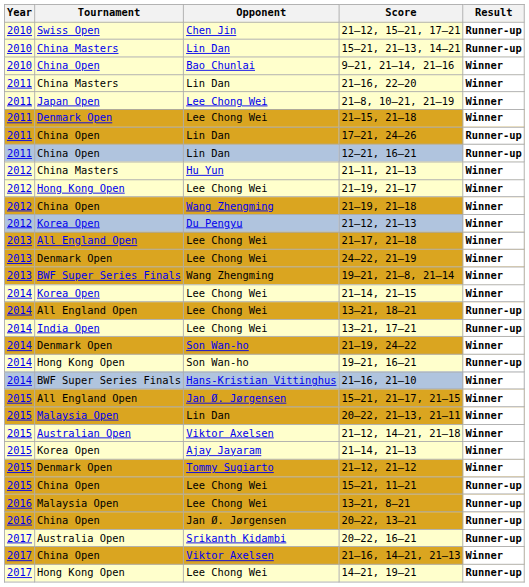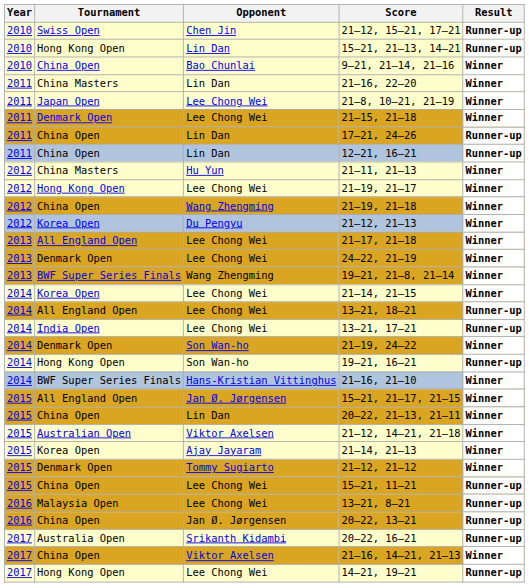(78, 48) China Masters -> (81, 48) Hong Kong Open
(78, 415) Malaysia Open -> (68, 415) China Open
